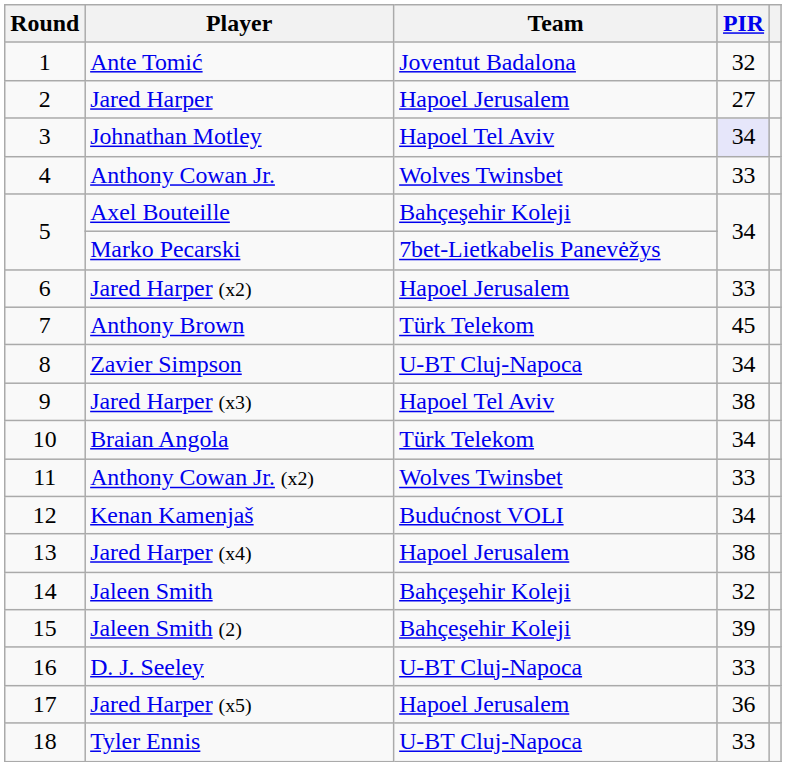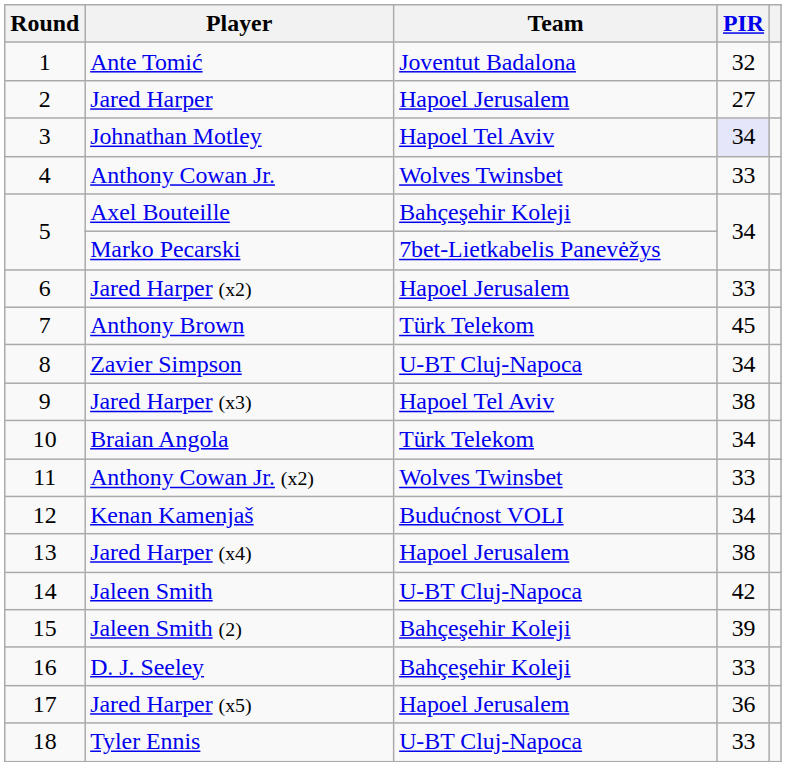(485, 590) Bahçeşehir Koleji -> (491, 590) U-BT Cluj-Napoca
(744, 590) 32 -> (744, 590) 42
(491, 666) U-BT Cluj-Napoca -> (485, 666) Bahçeşehir Koleji
